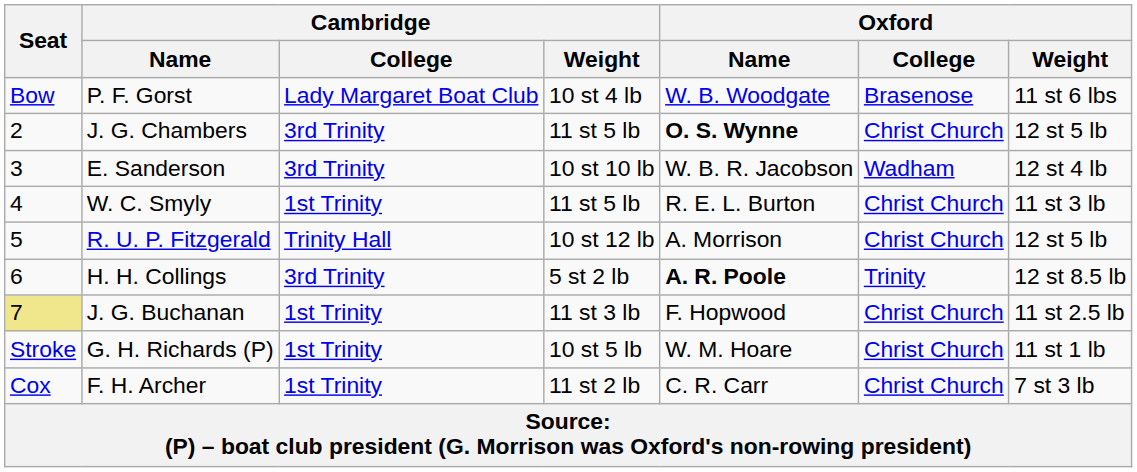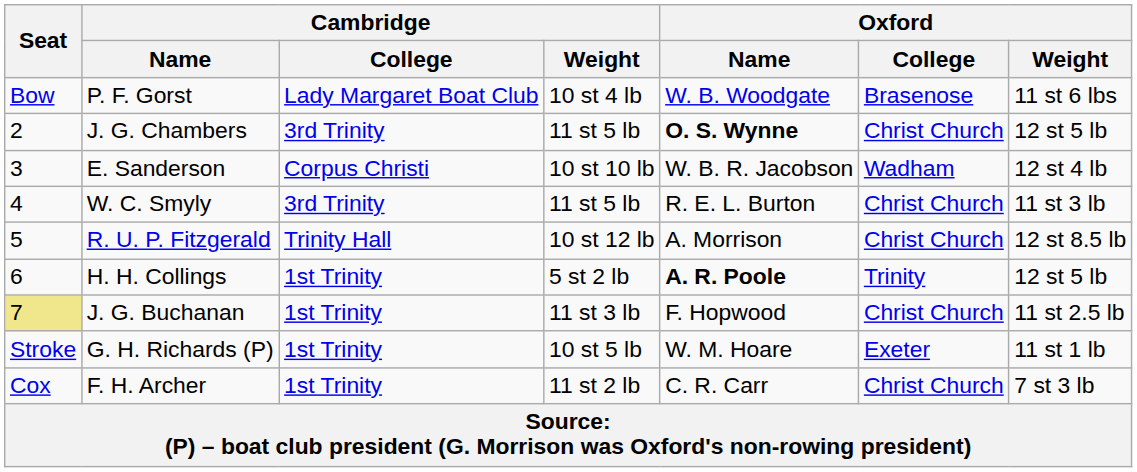(334, 167) 3rd Trinity -> (357, 167) Corpus Christi
(333, 204) 1st Trinity -> (334, 204) 3rd Trinity
(1061, 240) 12 st 5 lb -> (1070, 240) 12 st 8.5 lb
(334, 276) 3rd Trinity -> (333, 276) 1st Trinity
(1070, 276) 12 st 8.5 lb -> (1061, 276) 12 st 5 lb
(934, 349) Christ Church -> (897, 349) Exeter
